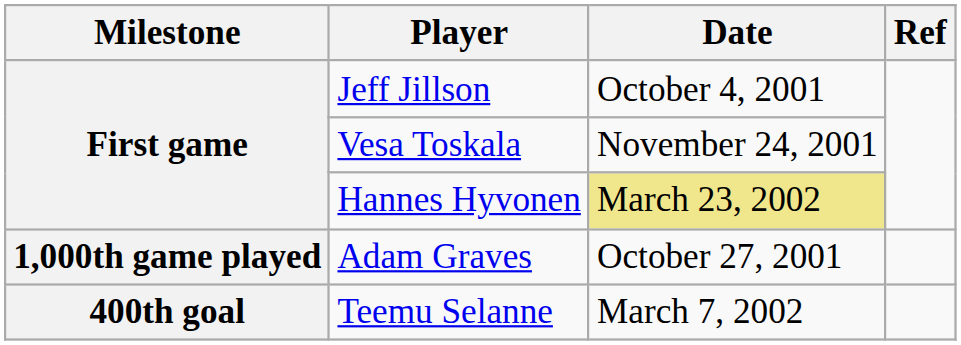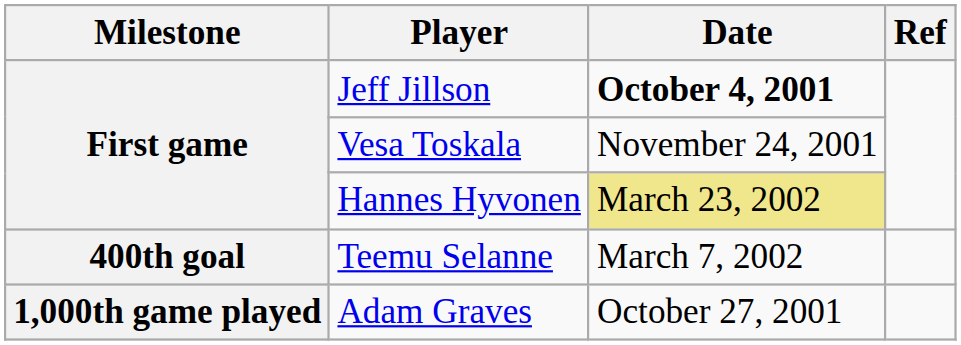(711, 88) normal -> (716, 88) bold
rows swapped: (435, 255) <-> (445, 311)
